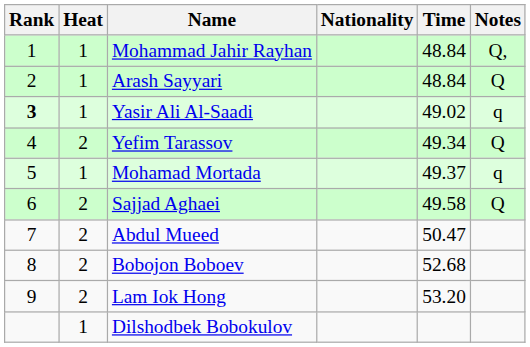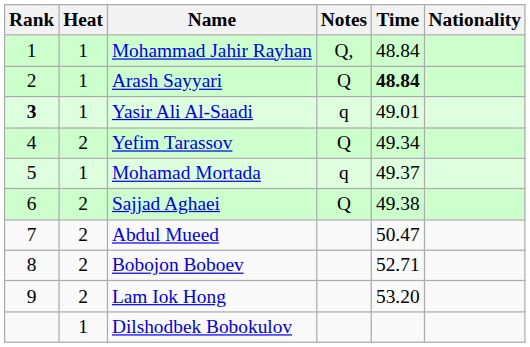columns swapped: (367, 19) <-> (498, 19)
(444, 81) normal -> (398, 81) bold
(444, 111) 49.02 -> (398, 111) 49.01
(444, 204) 49.58 -> (398, 204) 49.38
(444, 265) 52.68 -> (398, 265) 52.71
